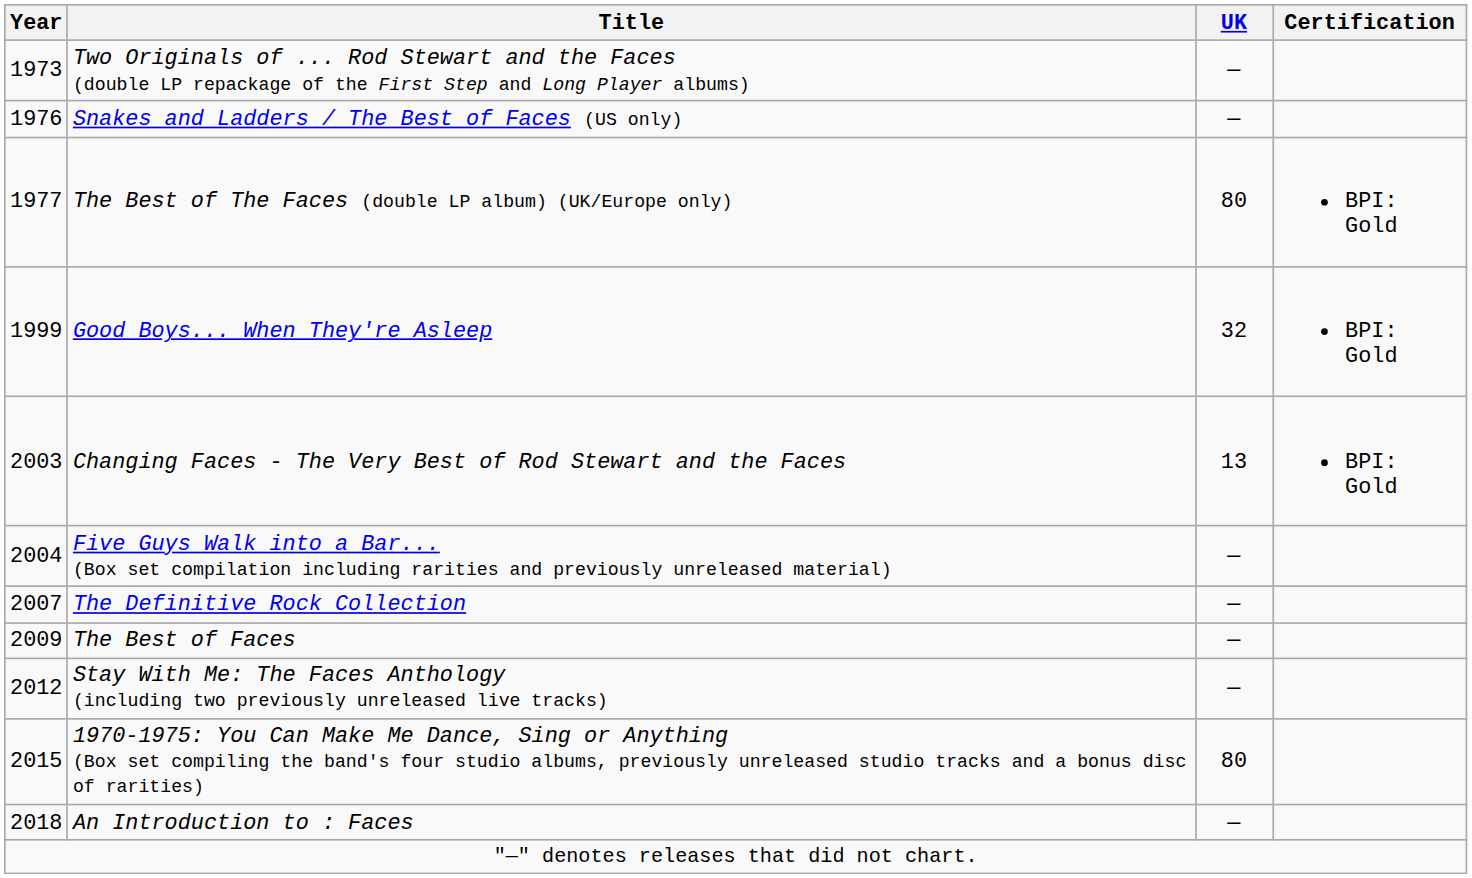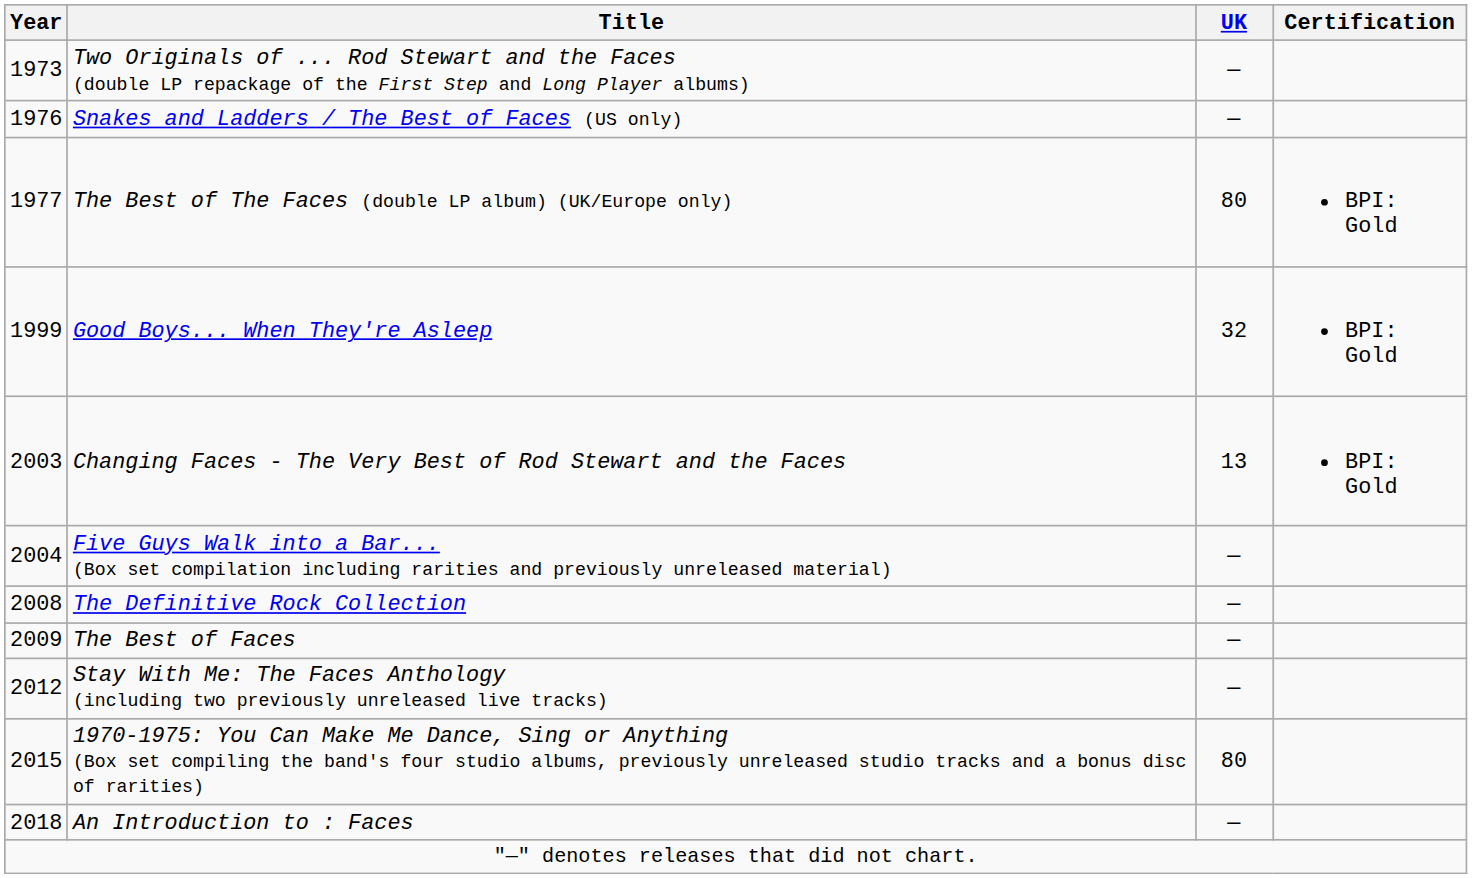(36, 604) 2007 -> (36, 604) 2008
